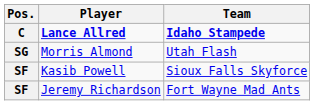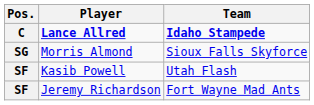(202, 52) Utah Flash -> (237, 52) Sioux Falls Skyforce
(237, 71) Sioux Falls Skyforce -> (202, 71) Utah Flash
